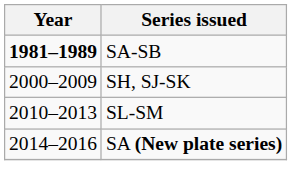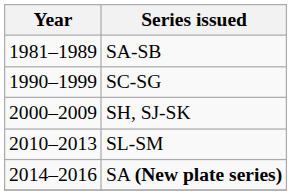(53, 50) bold -> (53, 50) normal
+ row: (134, 81)
